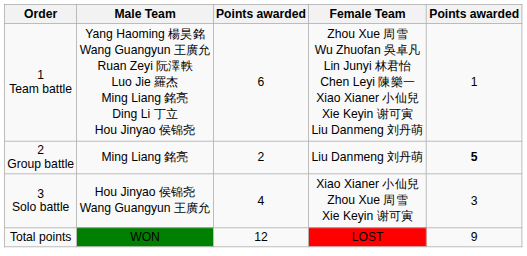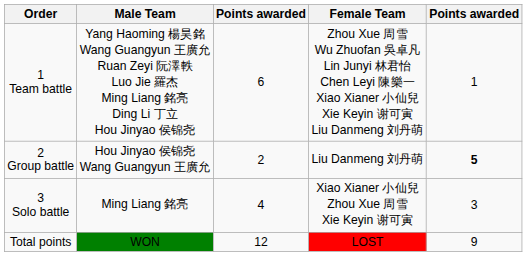(145, 157) Ming Liang 銘亮 -> (145, 159) Hou Jinyao 侯锦尧 Wang Guangyun 王廣允
(145, 200) Hou Jinyao 侯锦尧 Wang Guangyun 王廣允 -> (145, 204) Ming Liang 銘亮
